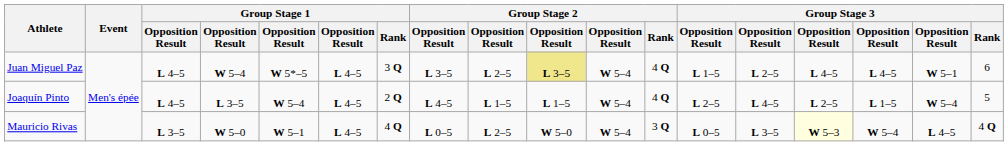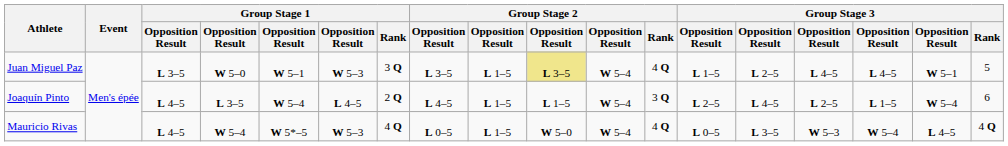(171, 73) L 4–5 -> (171, 73) L 3–5
(230, 73) W 5–4 -> (230, 73) W 5–0
(289, 73) W 5*–5 -> (289, 73) W 5–1
(348, 73) L 4–5 -> (348, 73) W 5–3
(497, 73) L 2–5 -> (497, 73) L 1–5
(987, 67) 6 -> (987, 67) 5
(661, 97) 4 Q -> (661, 97) 3 Q
(987, 97) 5 -> (987, 97) 6
(171, 133) L 3–5 -> (171, 133) L 4–5
(230, 133) W 5–0 -> (230, 133) W 5–4
(289, 133) W 5–1 -> (289, 133) W 5*–5
(348, 133) L 4–5 -> (348, 133) W 5–3
(497, 133) L 2–5 -> (497, 133) L 1–5
(661, 127) 3 Q -> (661, 127) 4 Q
(824, 133) lightyellow background -> (824, 133) no background
